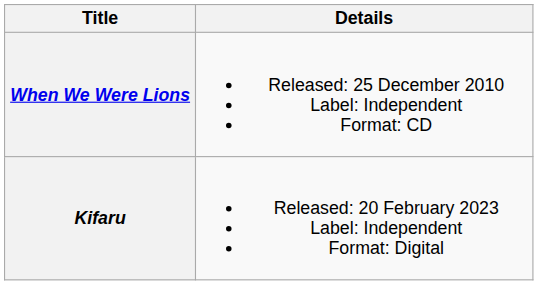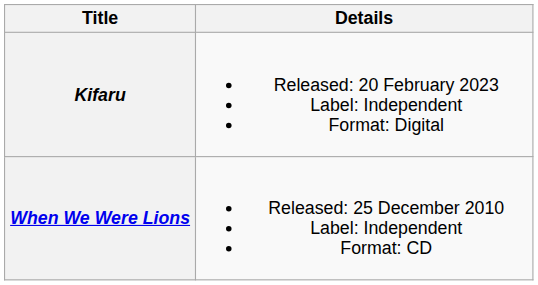rows swapped: (100, 94) <-> (100, 218)
